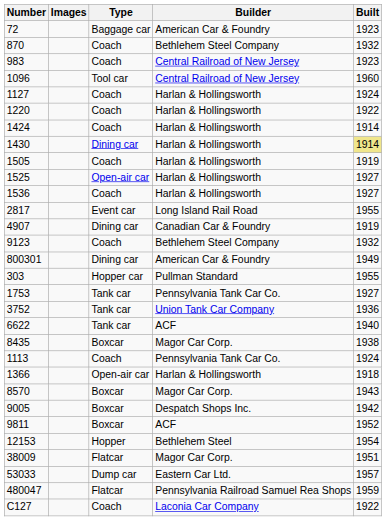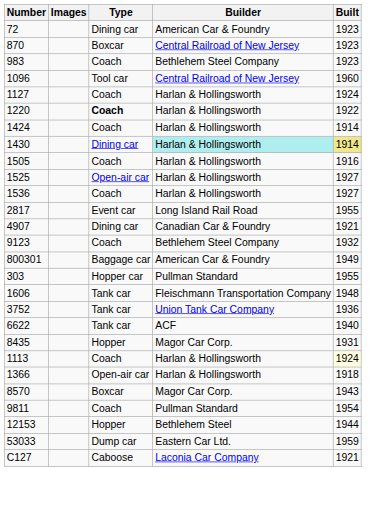(121, 29) Baggage car -> (115, 29) Dining car
(106, 45) Coach -> (108, 45) Boxcar
(217, 45) Bethlehem Steel Company -> (227, 45) Central Railroad of New Jersey
(368, 45) 1932 -> (347, 45) 1923
(227, 62) Central Railroad of New Jersey -> (217, 62) Bethlehem Steel Company
(106, 111) normal -> (107, 111) bold
(208, 144) no background -> (208, 144) paleturquoise background
(368, 161) 1919 -> (347, 161) 1916
(368, 227) 1919 -> (347, 227) 1921
(115, 260) Dining car -> (121, 260) Baggage car
+ row: (18, 293)
- row: (18, 293)
(108, 342) Boxcar -> (109, 342) Hopper
(368, 342) 1938 -> (347, 342) 1931
(218, 359) Pennsylvania Tank Car Co. -> (208, 359) Harlan & Hollingsworth
(368, 359) no background -> (347, 359) lightyellow background
- row: (18, 408)
(108, 425) Boxcar -> (106, 408) Coach
(166, 425) ACF -> (197, 408) Pullman Standard
(368, 425) 1952 -> (347, 408) 1954
(368, 441) 1954 -> (347, 425) 1944
- row: (21, 458)
(368, 474) 1957 -> (347, 441) 1959
- row: (24, 491)
(106, 507) Coach -> (112, 458) Caboose
(368, 507) 1922 -> (347, 458) 1921
